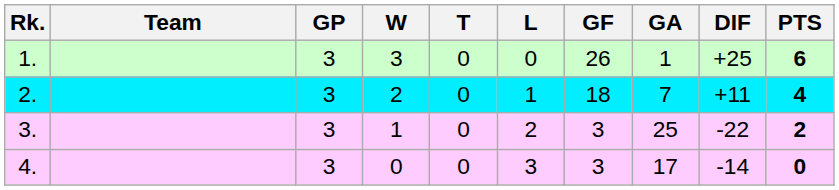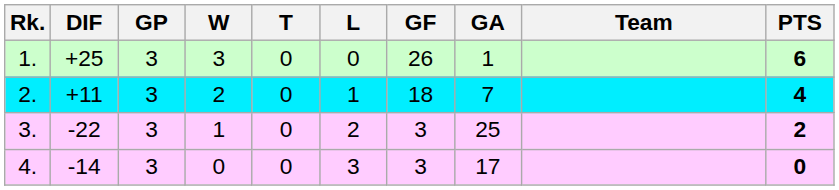columns swapped: (173, 22) <-> (733, 22)
